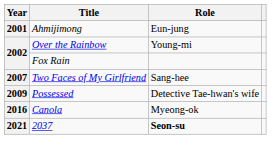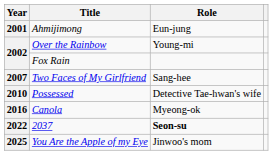(17, 93) 2009 -> (17, 93) 2010
(17, 126) 2021 -> (17, 126) 2022
+ row: (90, 142)
